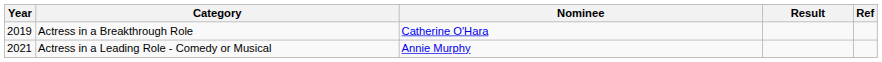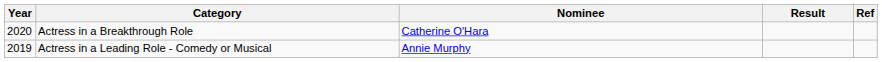(19, 31) 2019 -> (19, 31) 2020
(19, 48) 2021 -> (19, 48) 2019
